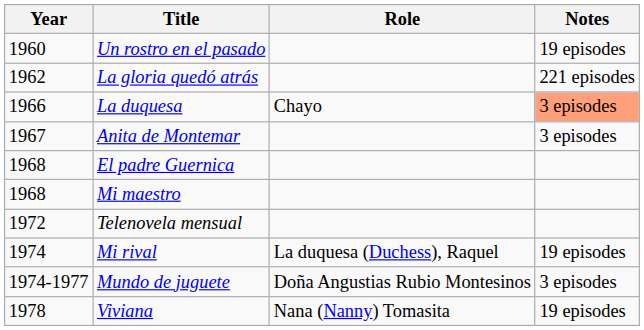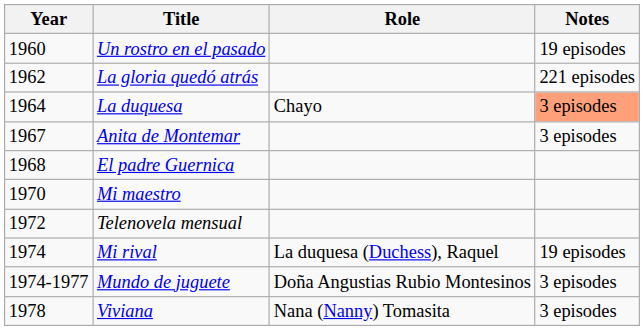(27, 106) 1966 -> (27, 106) 1964
(27, 194) 1968 -> (27, 194) 1970
(583, 310) 19 episodes -> (578, 310) 3 episodes
